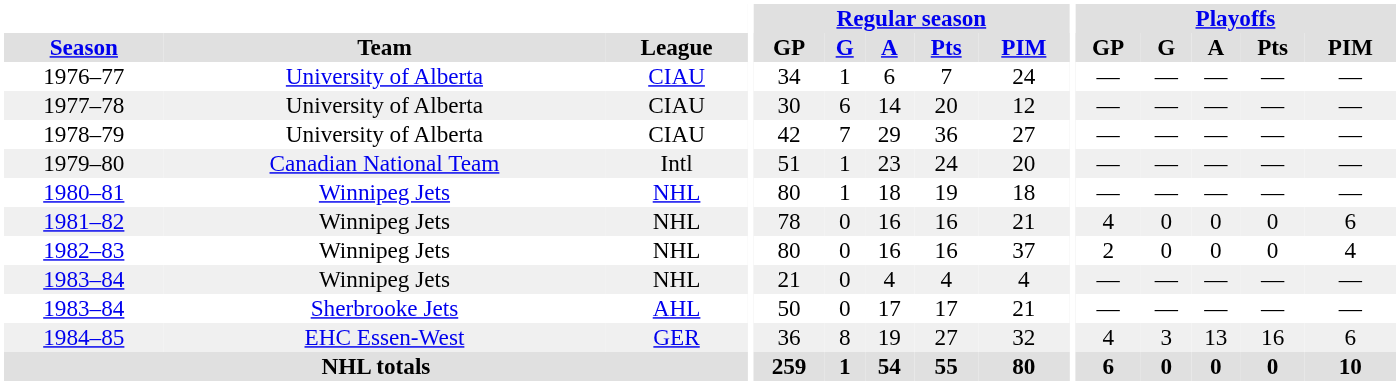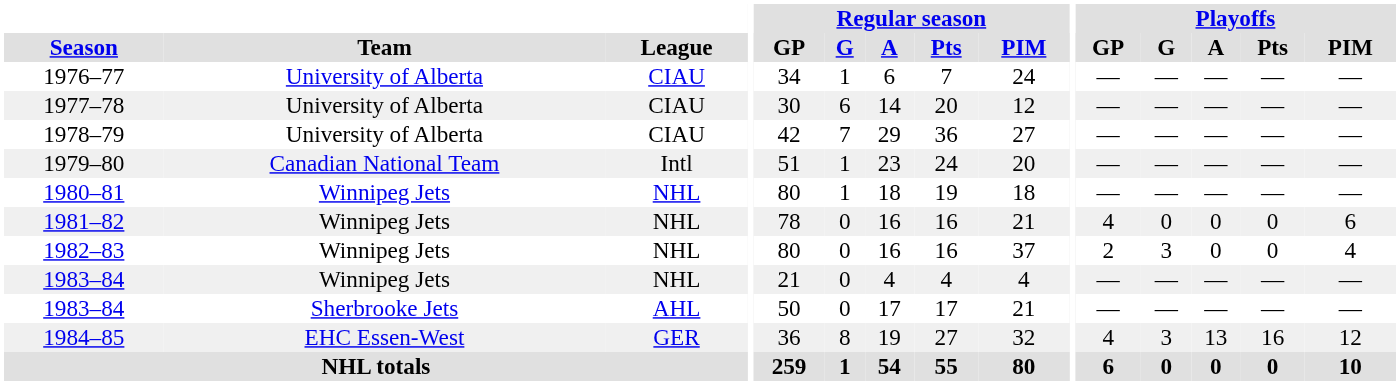(1166, 250) 0 -> (1166, 250) 3
(1350, 337) 6 -> (1350, 337) 12
